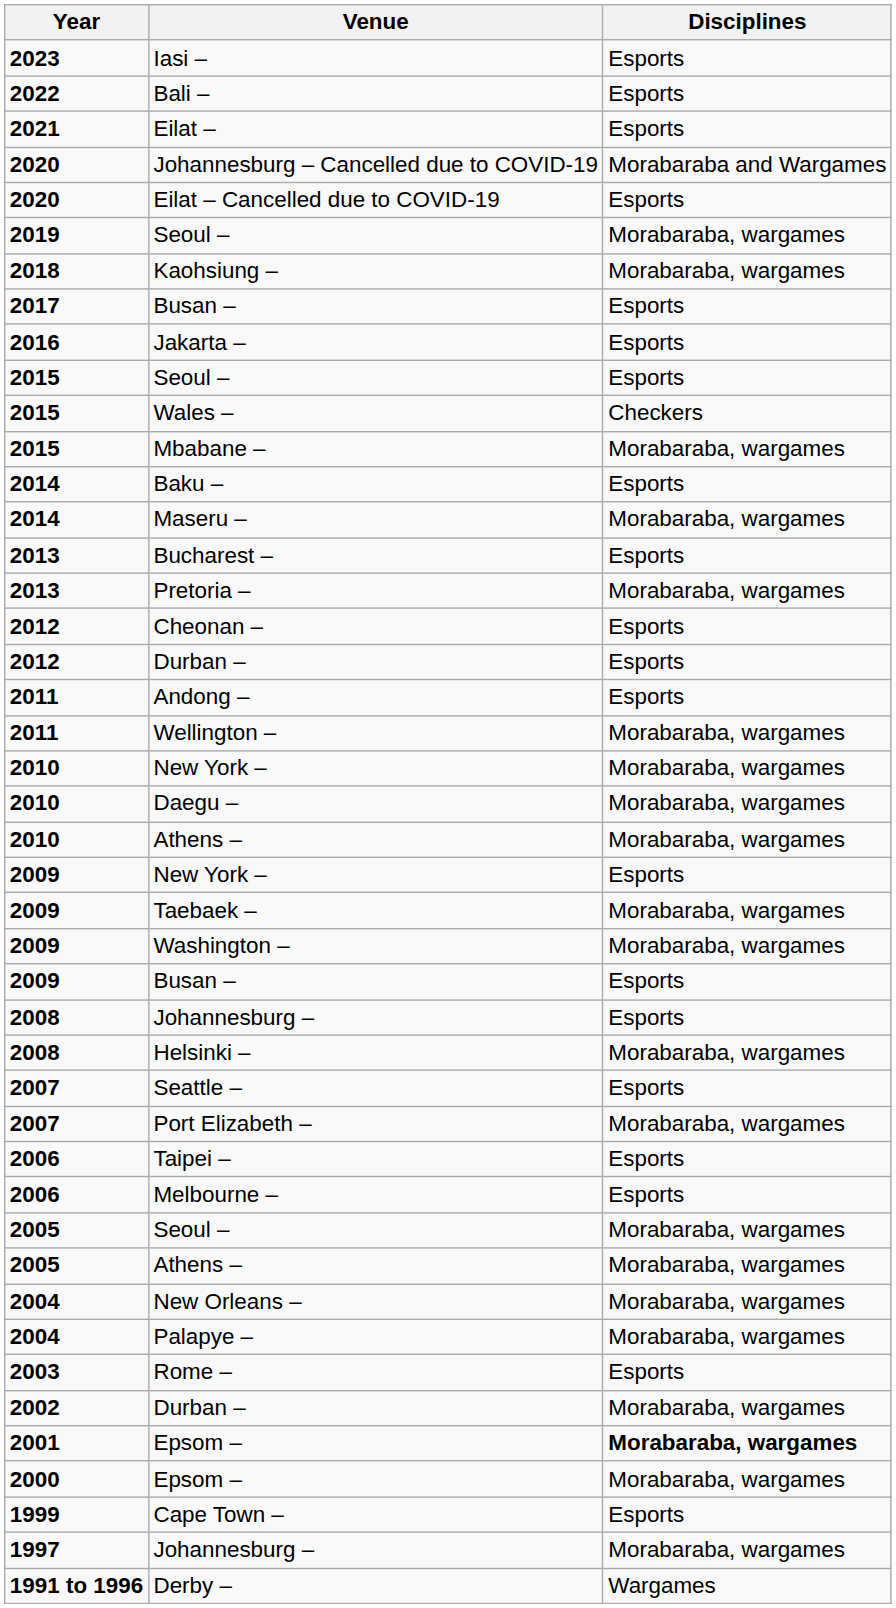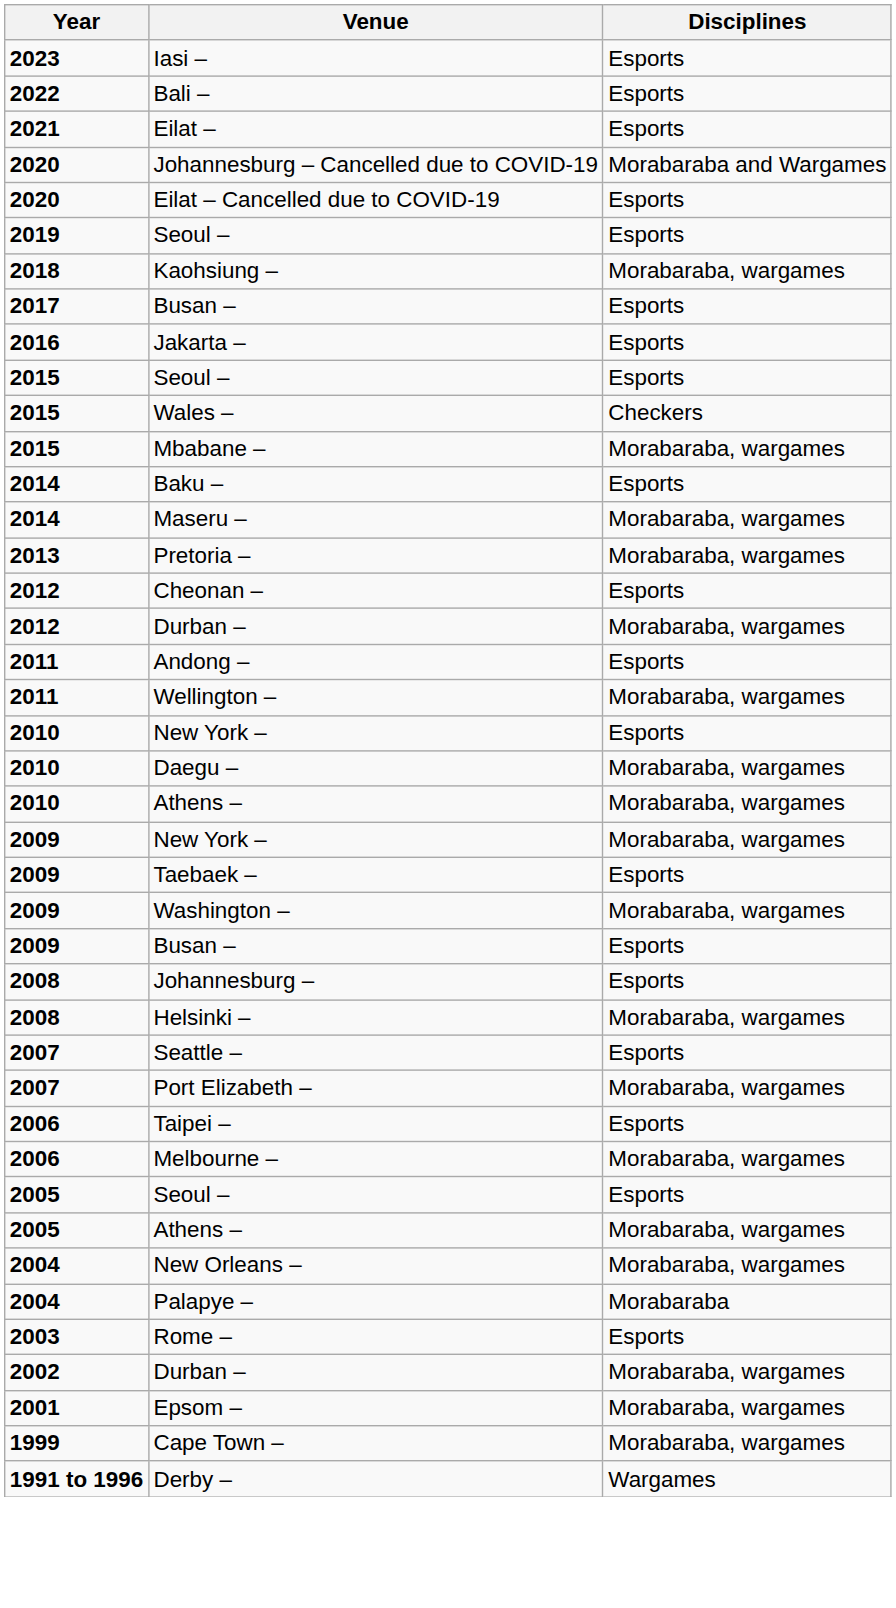(727, 235) Morabaraba, wargames -> (646, 235) Esports
- row: (35, 555)
(646, 661) Esports -> (727, 626) Morabaraba, wargames
(727, 768) Morabaraba, wargames -> (646, 732) Esports
(646, 874) Esports -> (727, 839) Morabaraba, wargames
(727, 910) Morabaraba, wargames -> (646, 874) Esports
(646, 1194) Esports -> (727, 1159) Morabaraba, wargames
(727, 1230) Morabaraba, wargames -> (646, 1194) Esports
(727, 1336) Morabaraba, wargames -> (669, 1301) Morabaraba
(733, 1443) bold -> (727, 1407) normal
- row: (35, 1478)
(646, 1514) Esports -> (727, 1443) Morabaraba, wargames
- row: (35, 1549)
